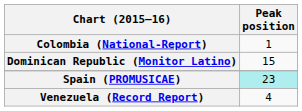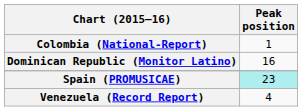(269, 62) 15 -> (269, 62) 16
